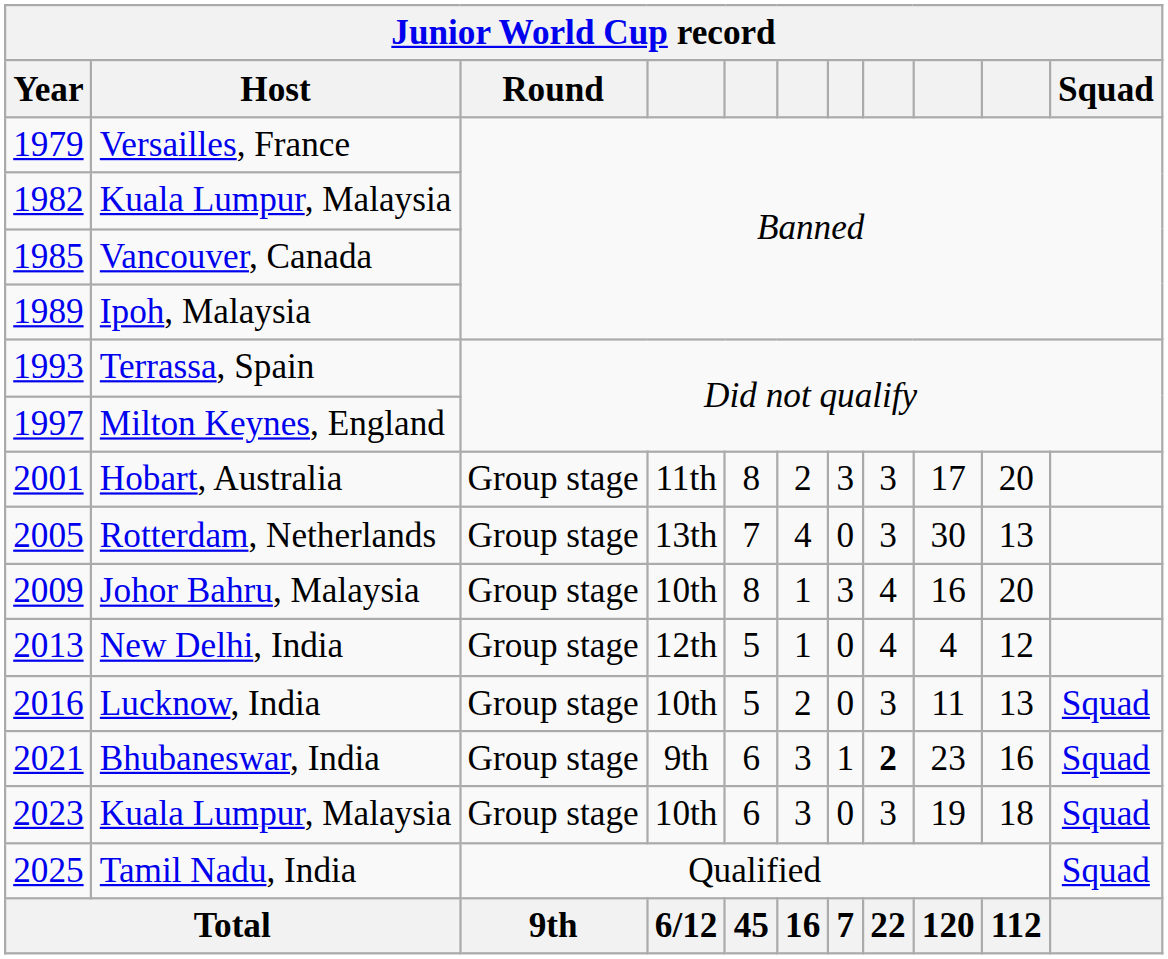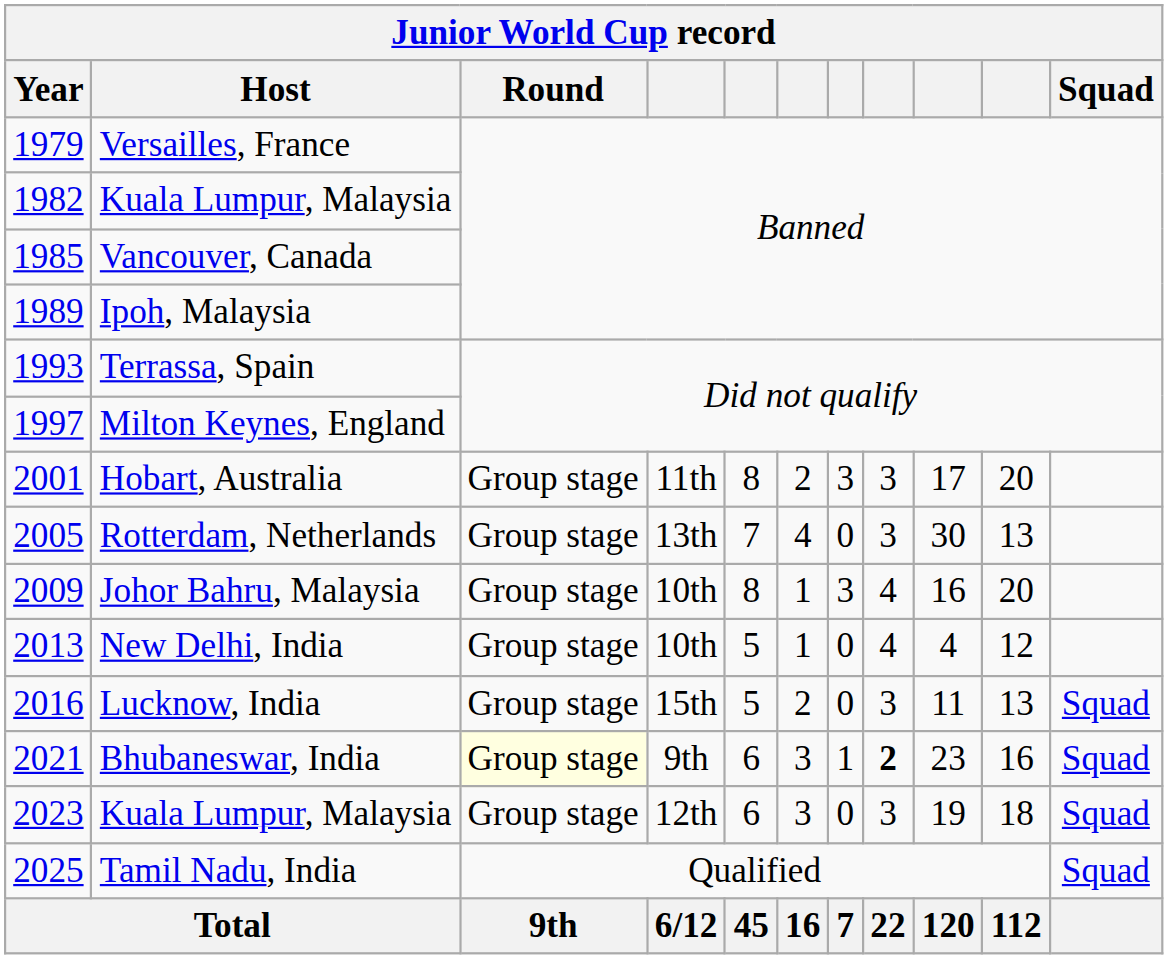(686, 646) 12th -> (686, 646) 10th
(686, 702) 10th -> (686, 702) 15th
(553, 758) no background -> (553, 758) lightyellow background
(686, 813) 10th -> (686, 813) 12th
